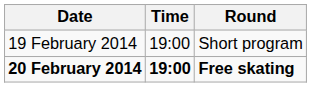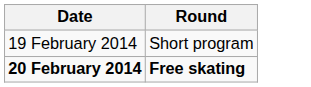- column: (170, 17)
